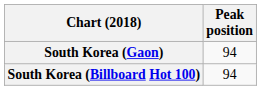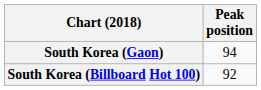(230, 74) 94 -> (230, 74) 92
